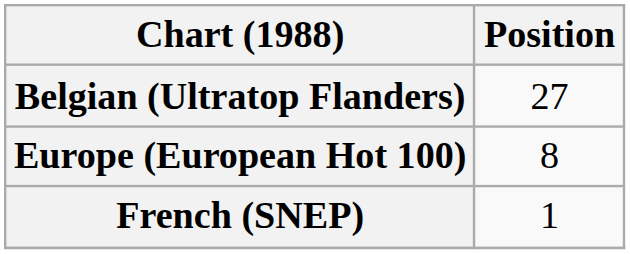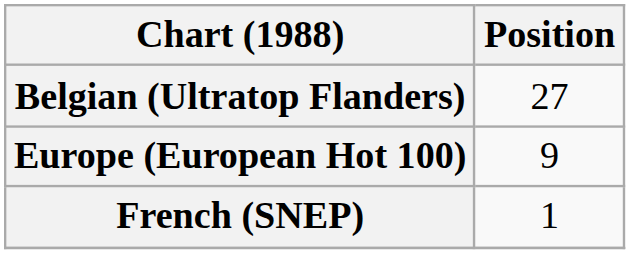(550, 155) 8 -> (550, 155) 9
